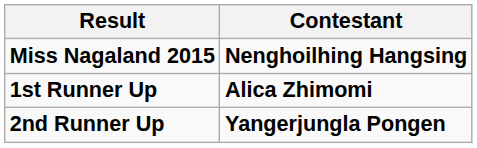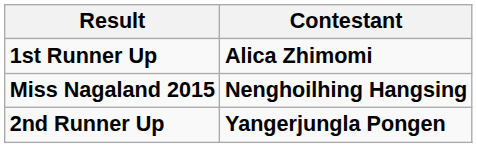rows swapped: (112, 55) <-> (83, 90)
